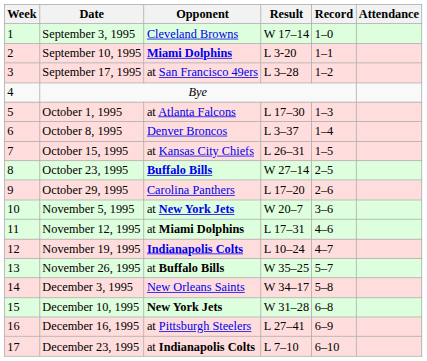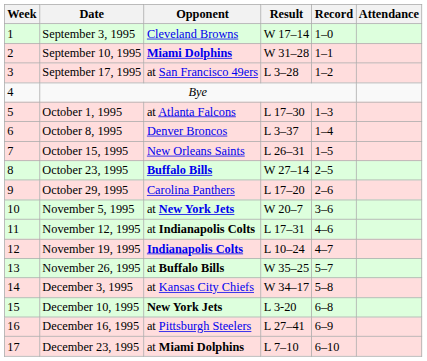(280, 53) L 3-20 -> (286, 53) W 31–28
(200, 151) at Kansas City Chiefs -> (196, 151) New Orleans Saints
(195, 229) at Miami Dolphins -> (201, 229) at Indianapolis Colts
(196, 287) New Orleans Saints -> (200, 287) at Kansas City Chiefs
(286, 307) W 31–28 -> (280, 307) L 3-20
(201, 346) at Indianapolis Colts -> (195, 346) at Miami Dolphins
